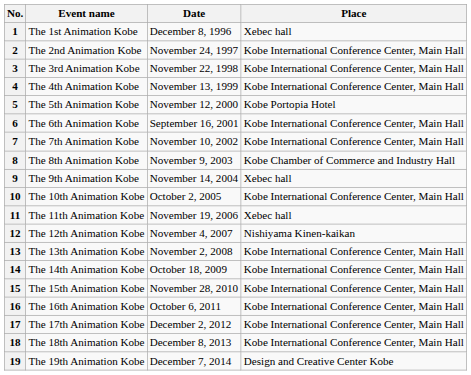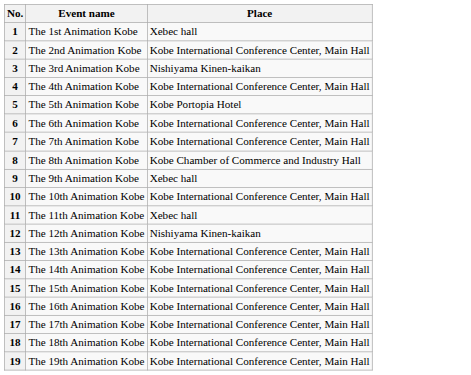- column: (194, 13)
(354, 68) Kobe International Conference Center, Main Hall -> (205, 68) Nishiyama Kinen-kaikan
(319, 361) Design and Creative Center Kobe -> (260, 361) Kobe International Conference Center, Main Hall
